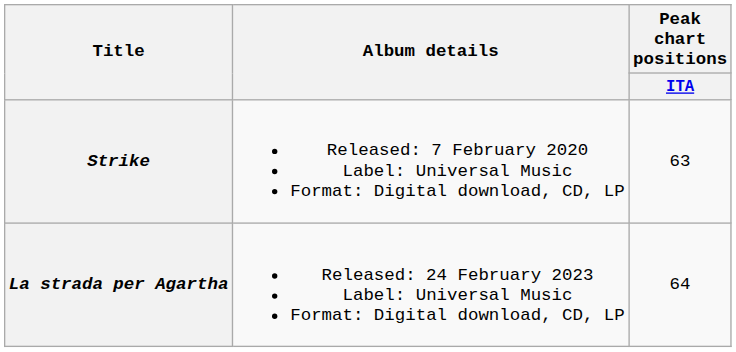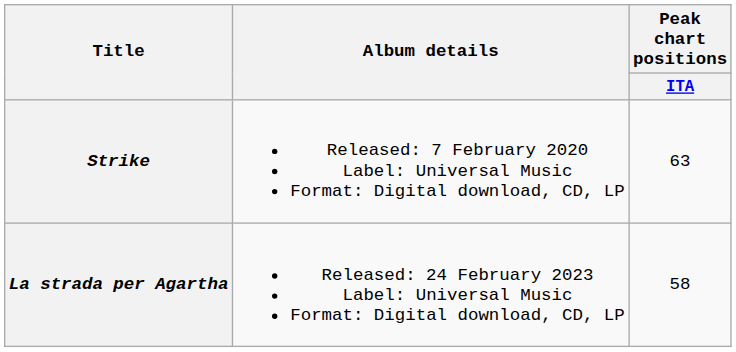(680, 285) 64 -> (680, 285) 58
